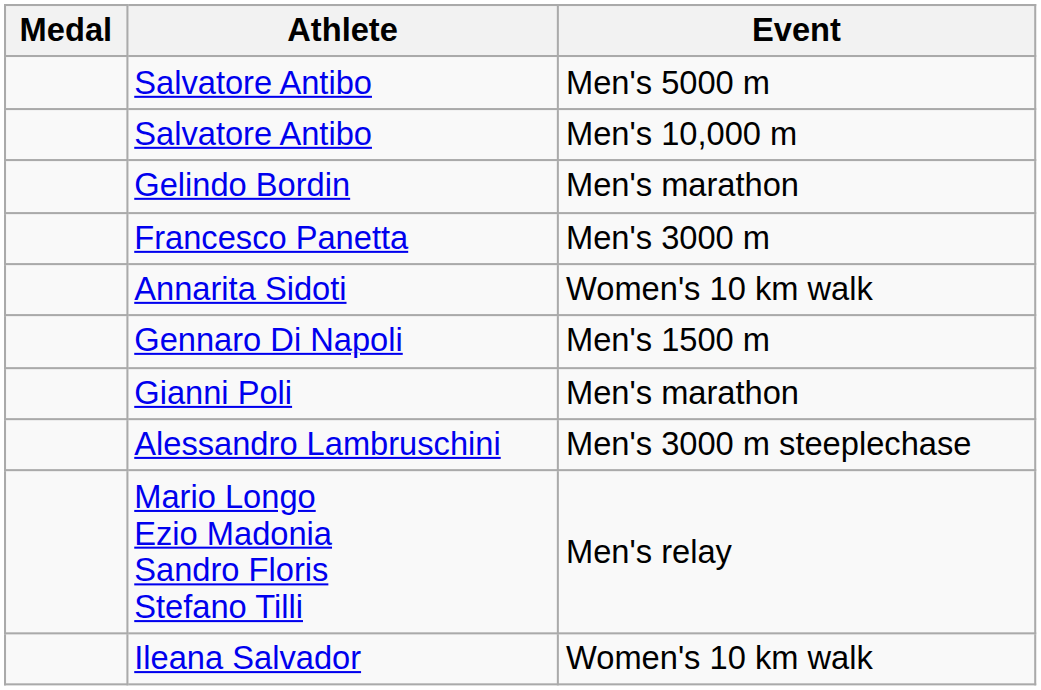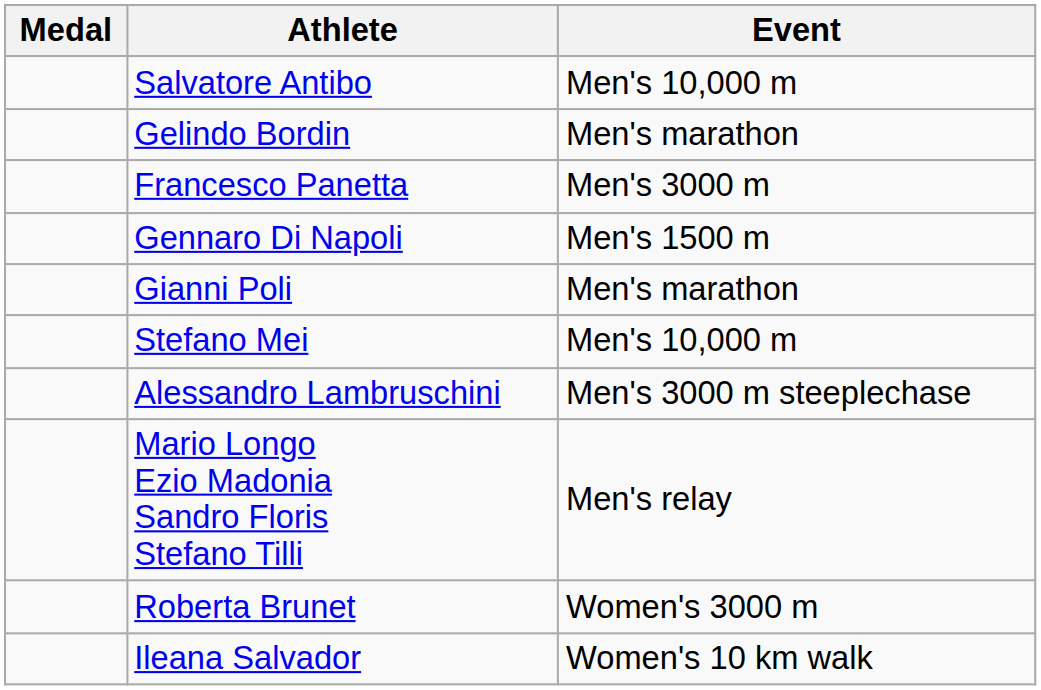- row: (253, 82)
- row: (240, 289)
+ row: (221, 340)
+ row: (245, 606)
